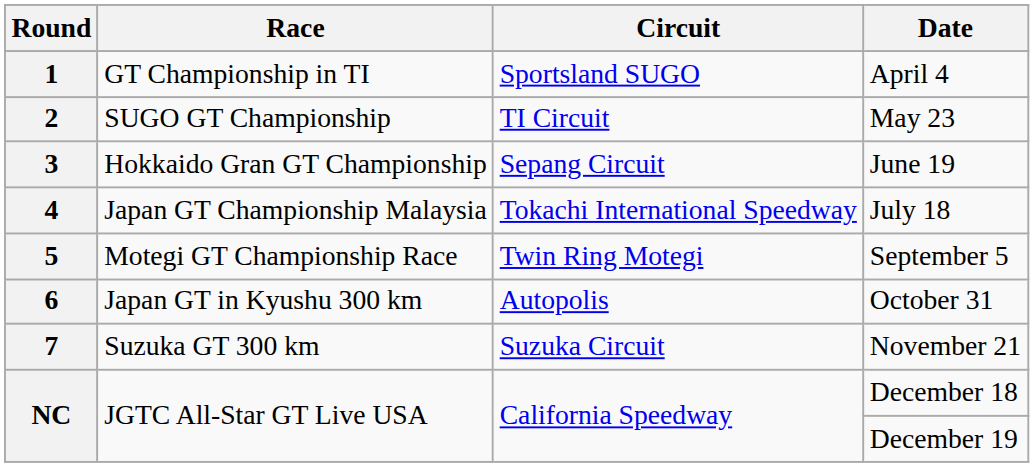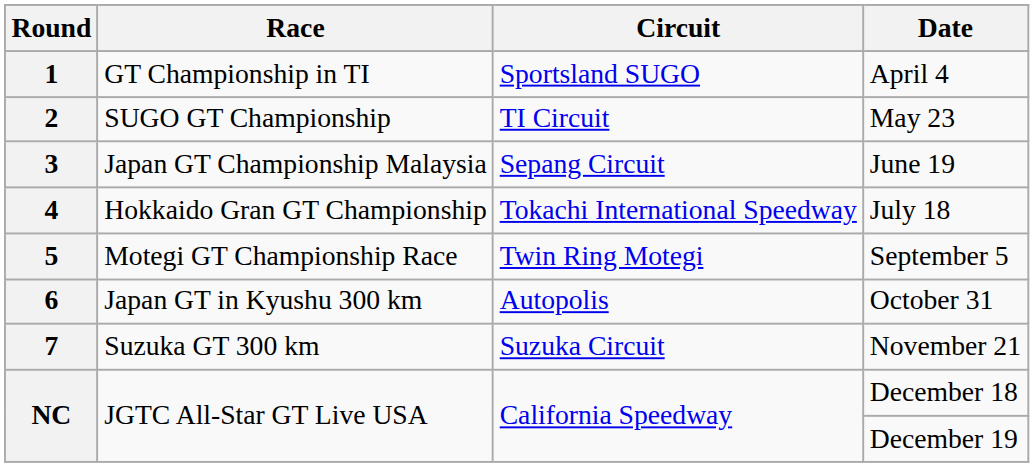(296, 164) Hokkaido Gran GT Championship -> (296, 164) Japan GT Championship Malaysia
(296, 210) Japan GT Championship Malaysia -> (296, 210) Hokkaido Gran GT Championship
